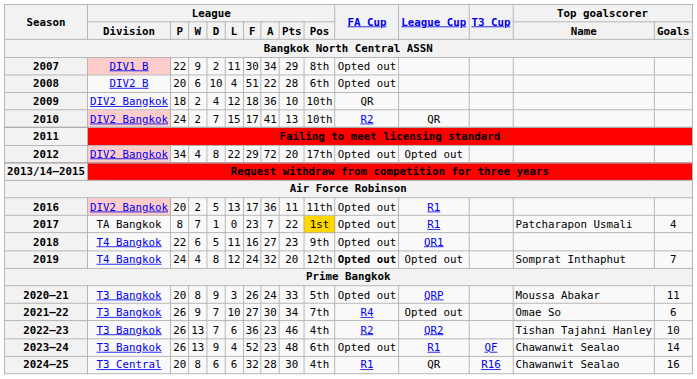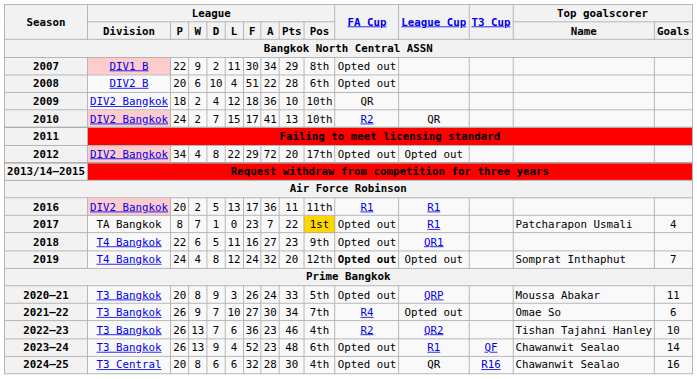(367, 207) Opted out -> (367, 207) R1
(367, 365) R1 -> (367, 365) Opted out
